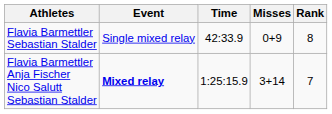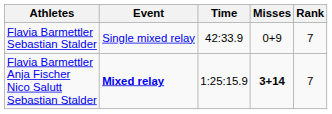(310, 38) 8 -> (310, 38) 7
(272, 81) normal -> (272, 81) bold
